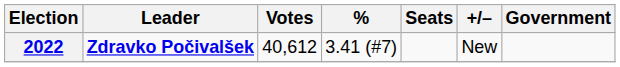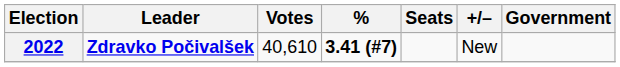(290, 47) 40,612 -> (290, 47) 40,610
(361, 47) normal -> (361, 47) bold
